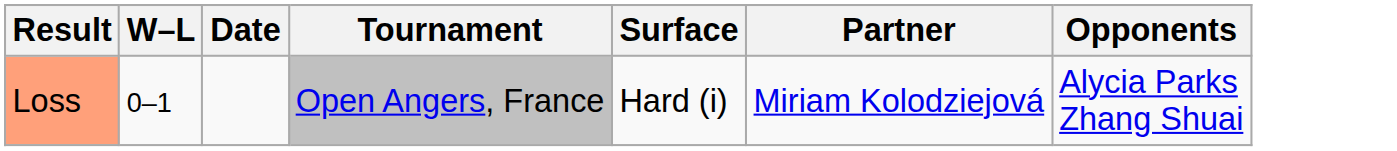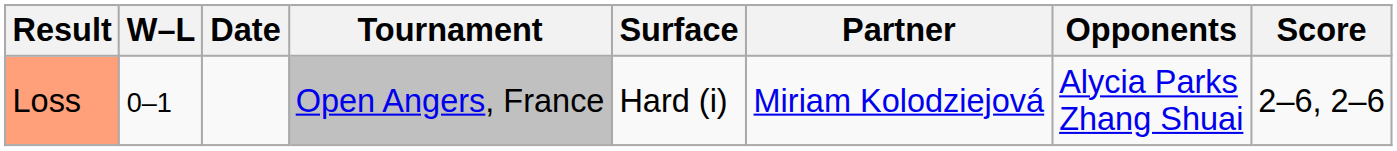+ column: (1322, 30)
